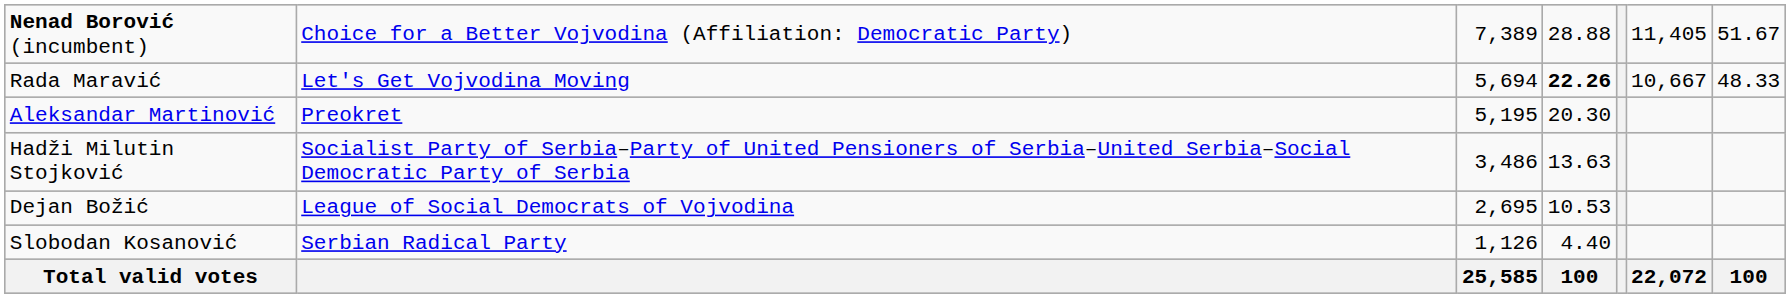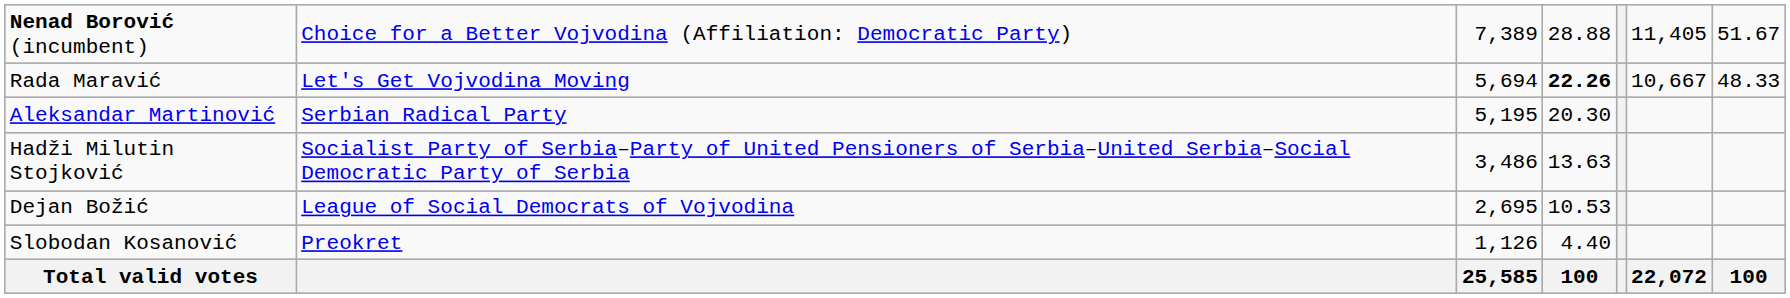(352, 115) Preokret -> (434, 115) Serbian Radical Party
(434, 242) Serbian Radical Party -> (352, 242) Preokret
